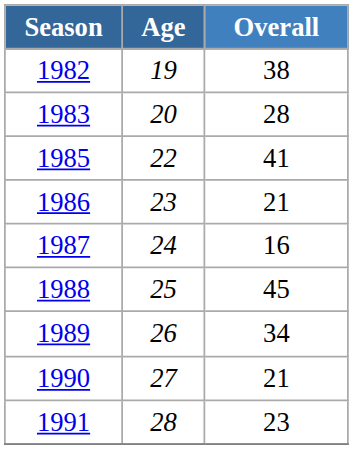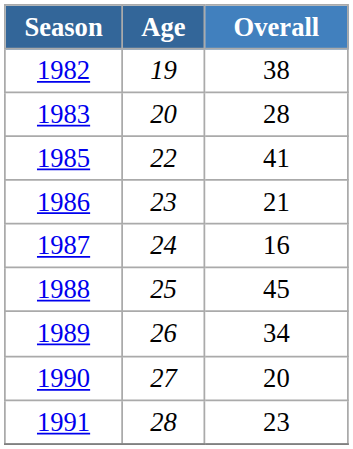(276, 377) 21 -> (276, 377) 20
